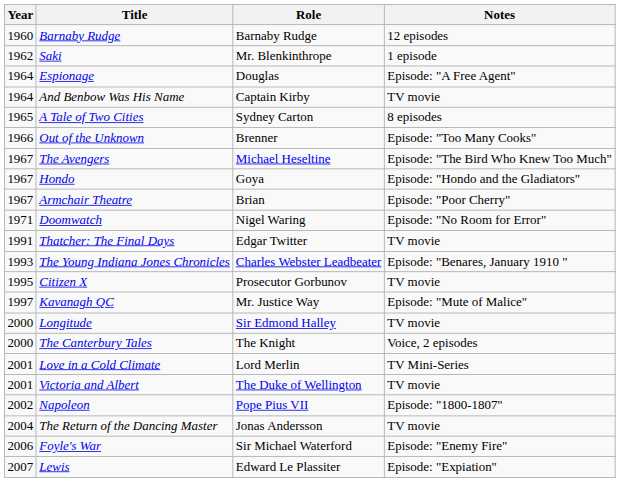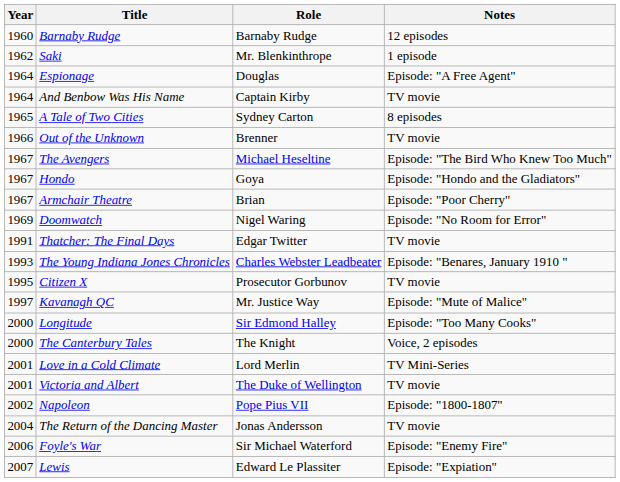(462, 138) Episode: "Too Many Cooks" -> (414, 138) TV movie
(20, 220) 1971 -> (20, 220) 1969
(414, 323) TV movie -> (462, 323) Episode: "Too Many Cooks"
